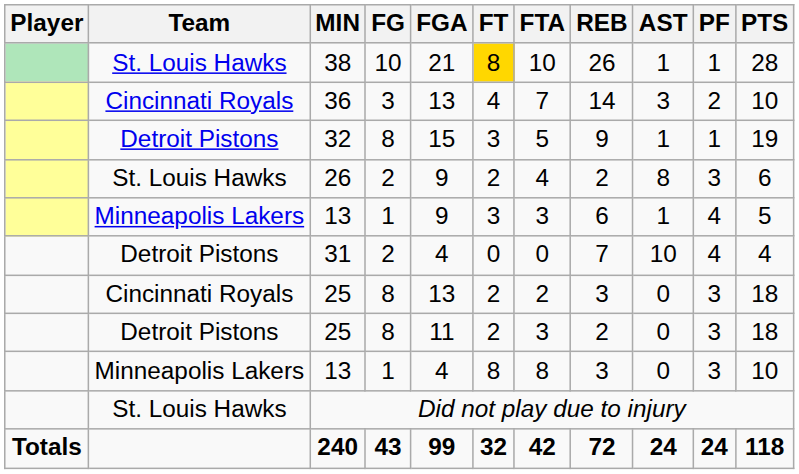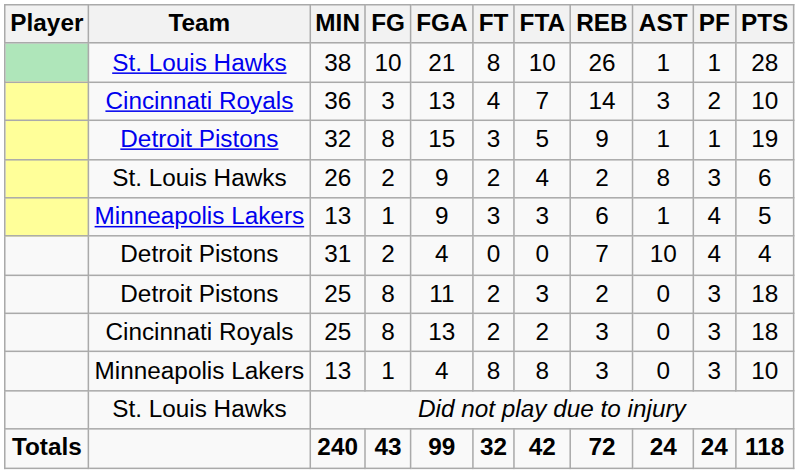(494, 62) gold background -> (494, 62) no background
rows swapped: (199, 332) <-> (199, 293)
